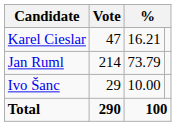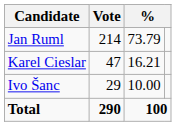rows swapped: (36, 62) <-> (47, 39)
